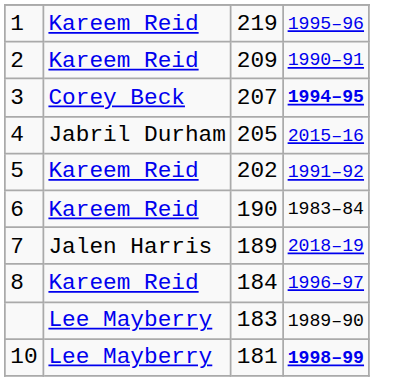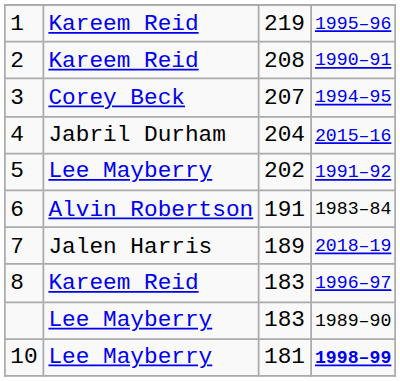(257, 60) 209 -> (285, 60) 208
(326, 98) bold -> (353, 98) normal
(257, 135) 205 -> (285, 135) 204
(124, 172) Kareem Reid -> (130, 172) Lee Mayberry
(124, 209) Kareem Reid -> (151, 209) Alvin Robertson
(257, 209) 190 -> (285, 209) 191
(257, 283) 184 -> (285, 283) 183
